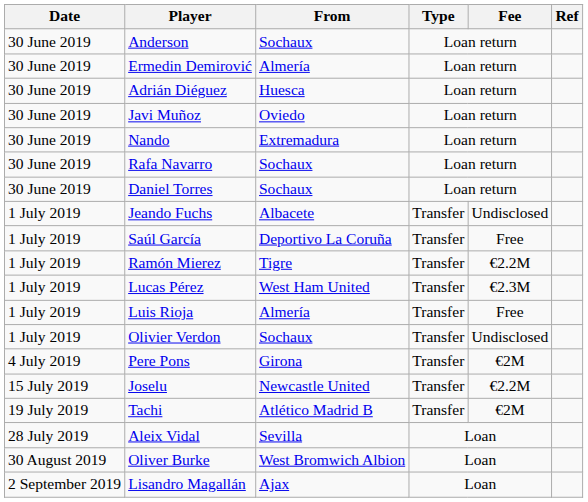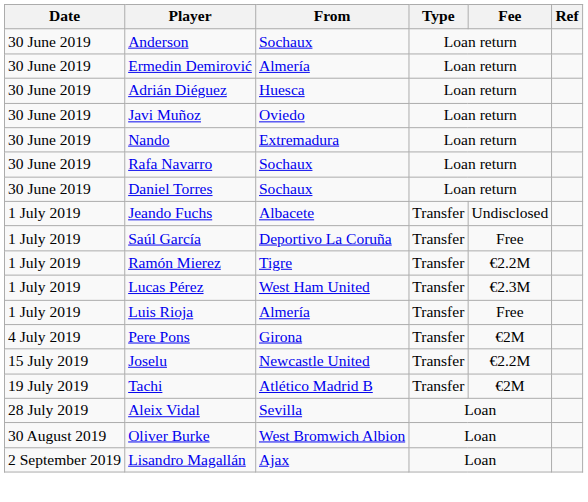- row: (174, 336)
